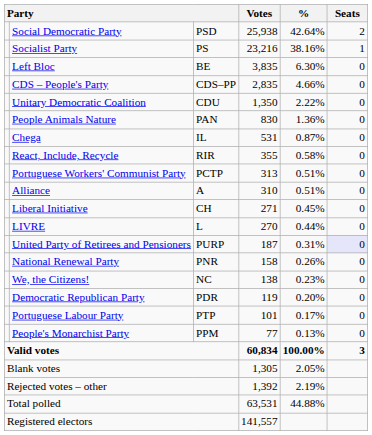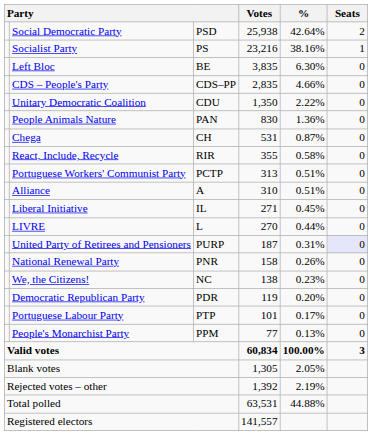(201, 137) IL -> (204, 137) CH
(204, 208) CH -> (201, 208) IL
